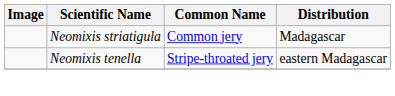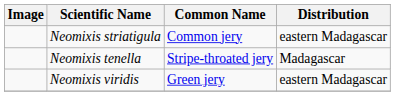(312, 36) Madagascar -> (333, 36) eastern Madagascar
(333, 58) eastern Madagascar -> (312, 58) Madagascar
+ row: (94, 79)
